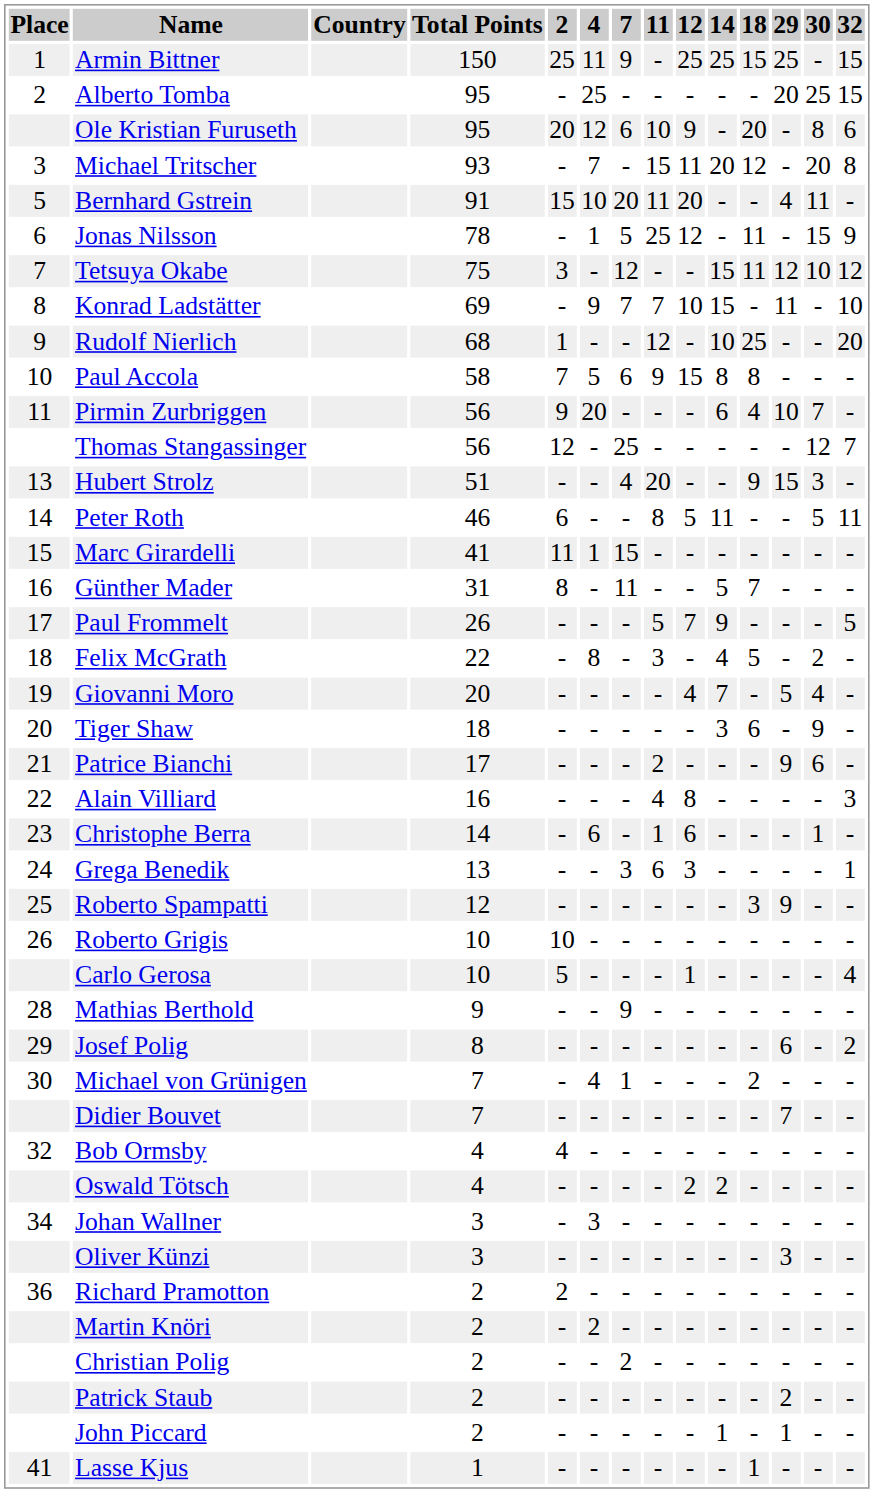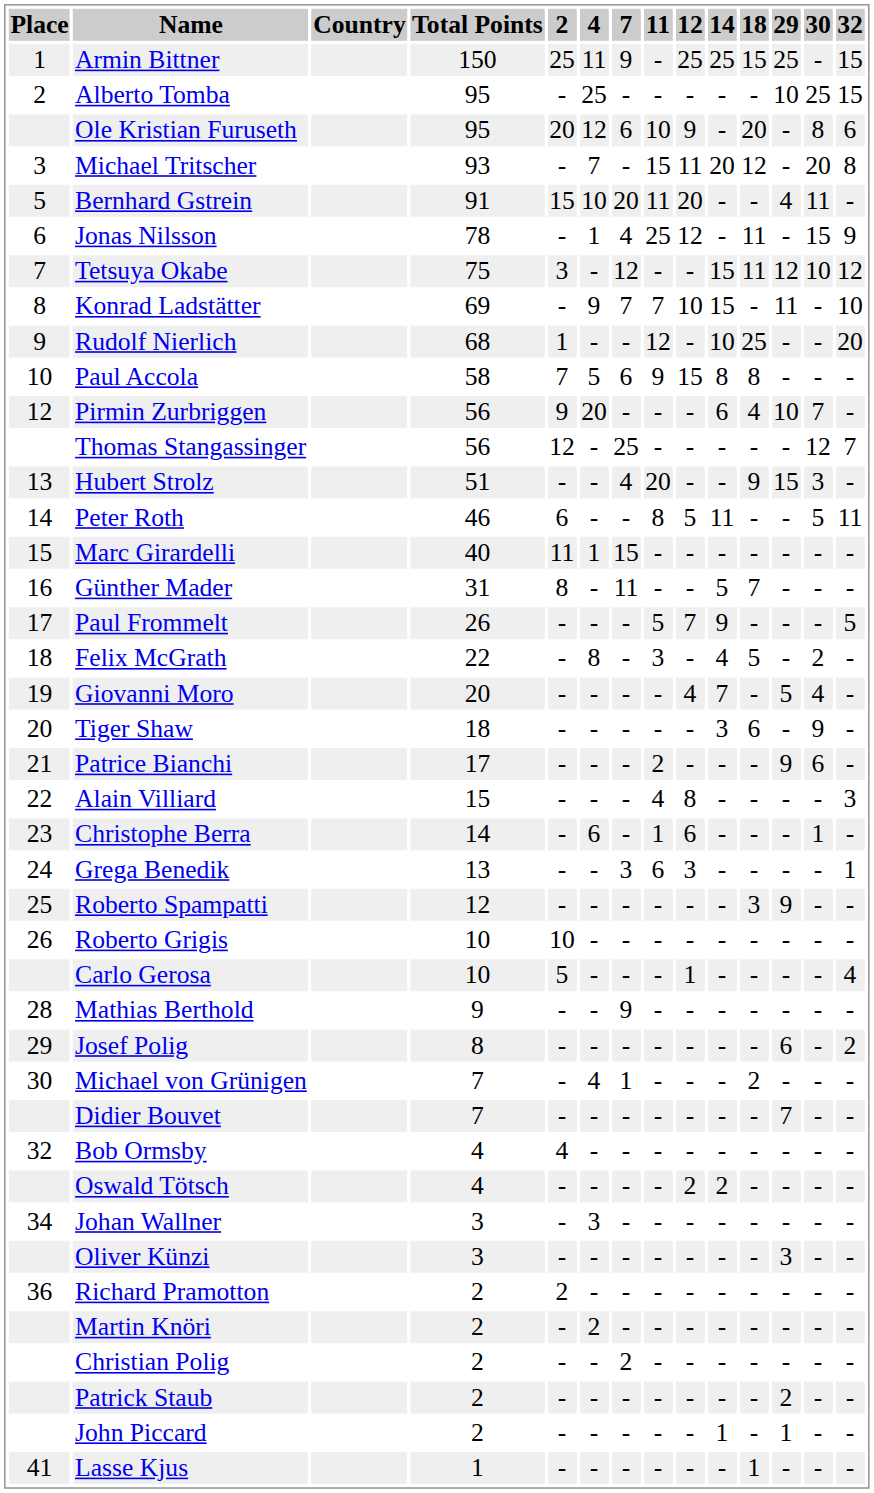(786, 94) 20 -> (786, 94) 10
(626, 235) 5 -> (626, 235) 4
(40, 411) 11 -> (40, 411) 12
(477, 552) 41 -> (477, 552) 40
(477, 798) 16 -> (477, 798) 15
